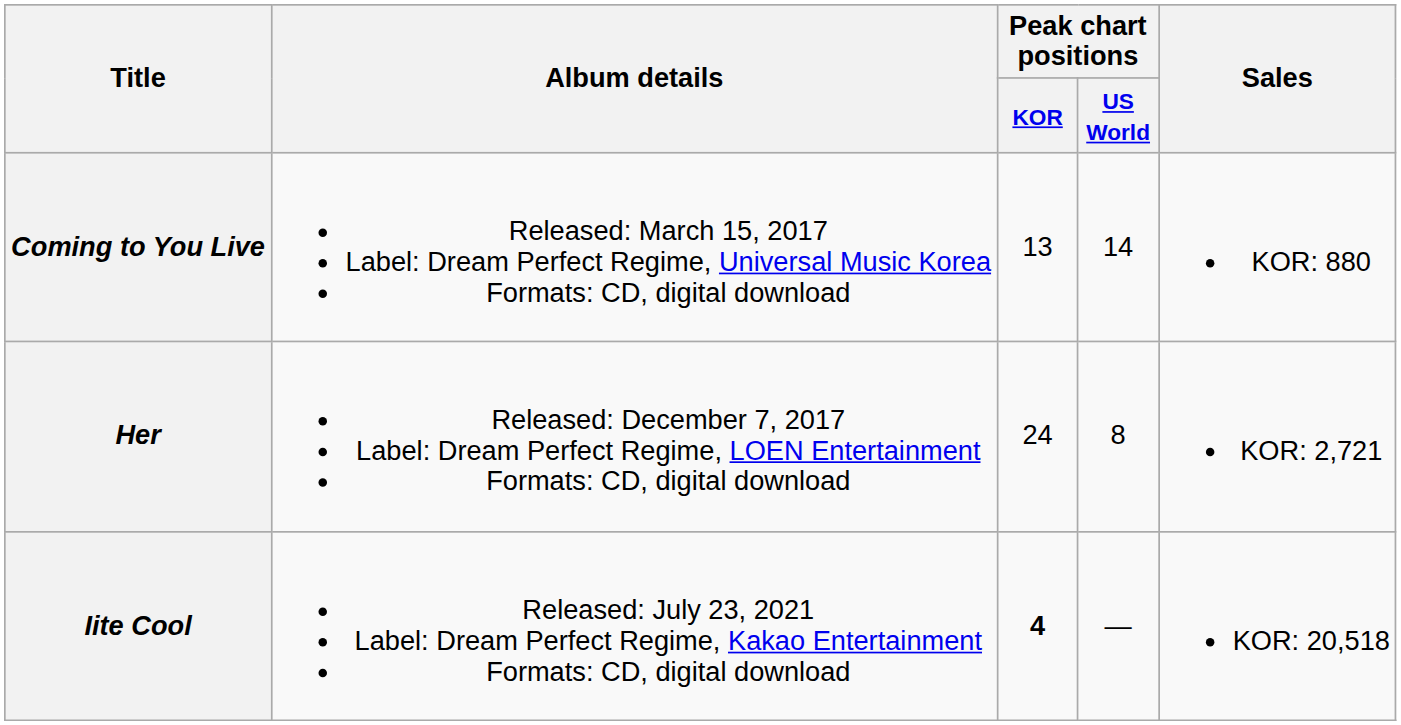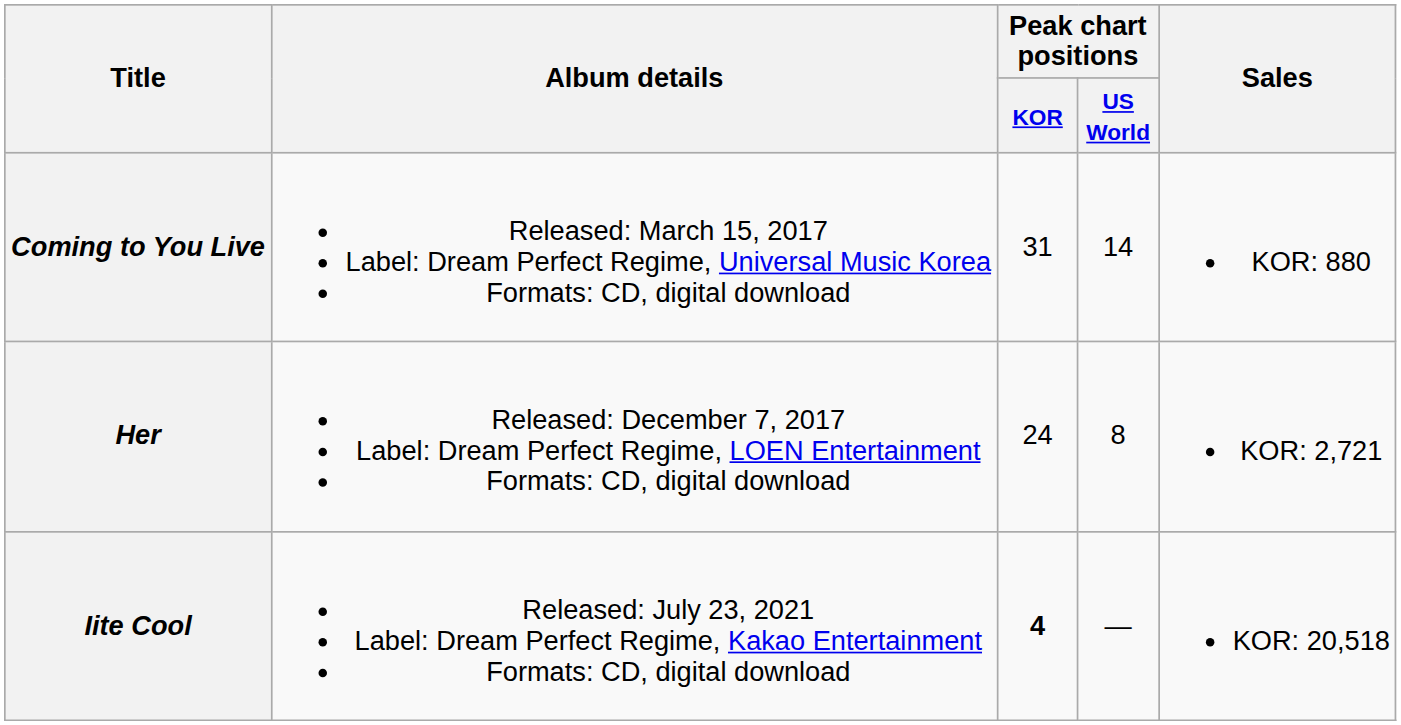(1038, 246) 13 -> (1038, 246) 31
